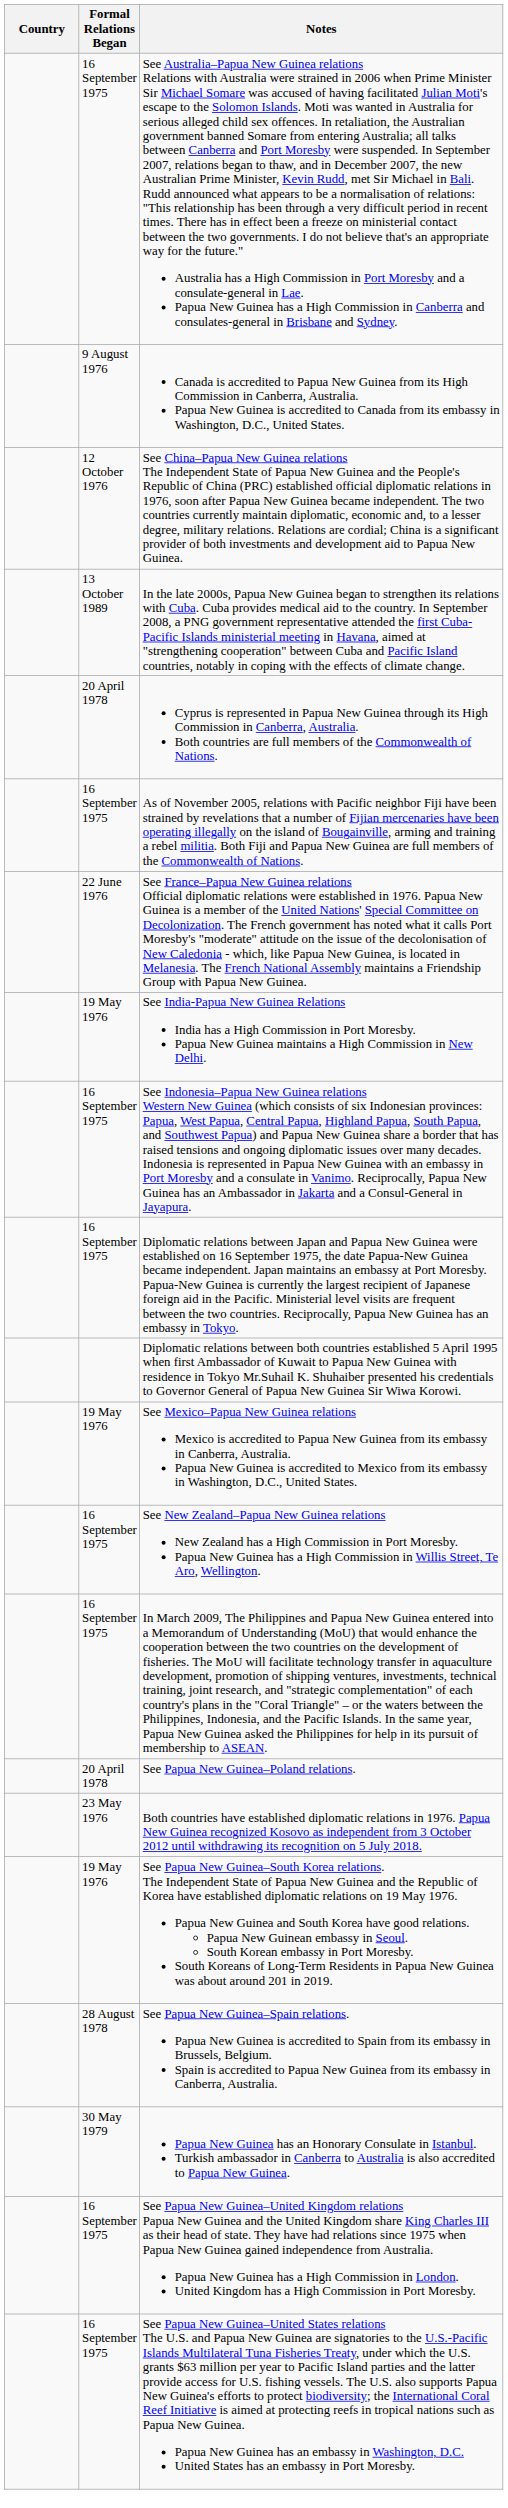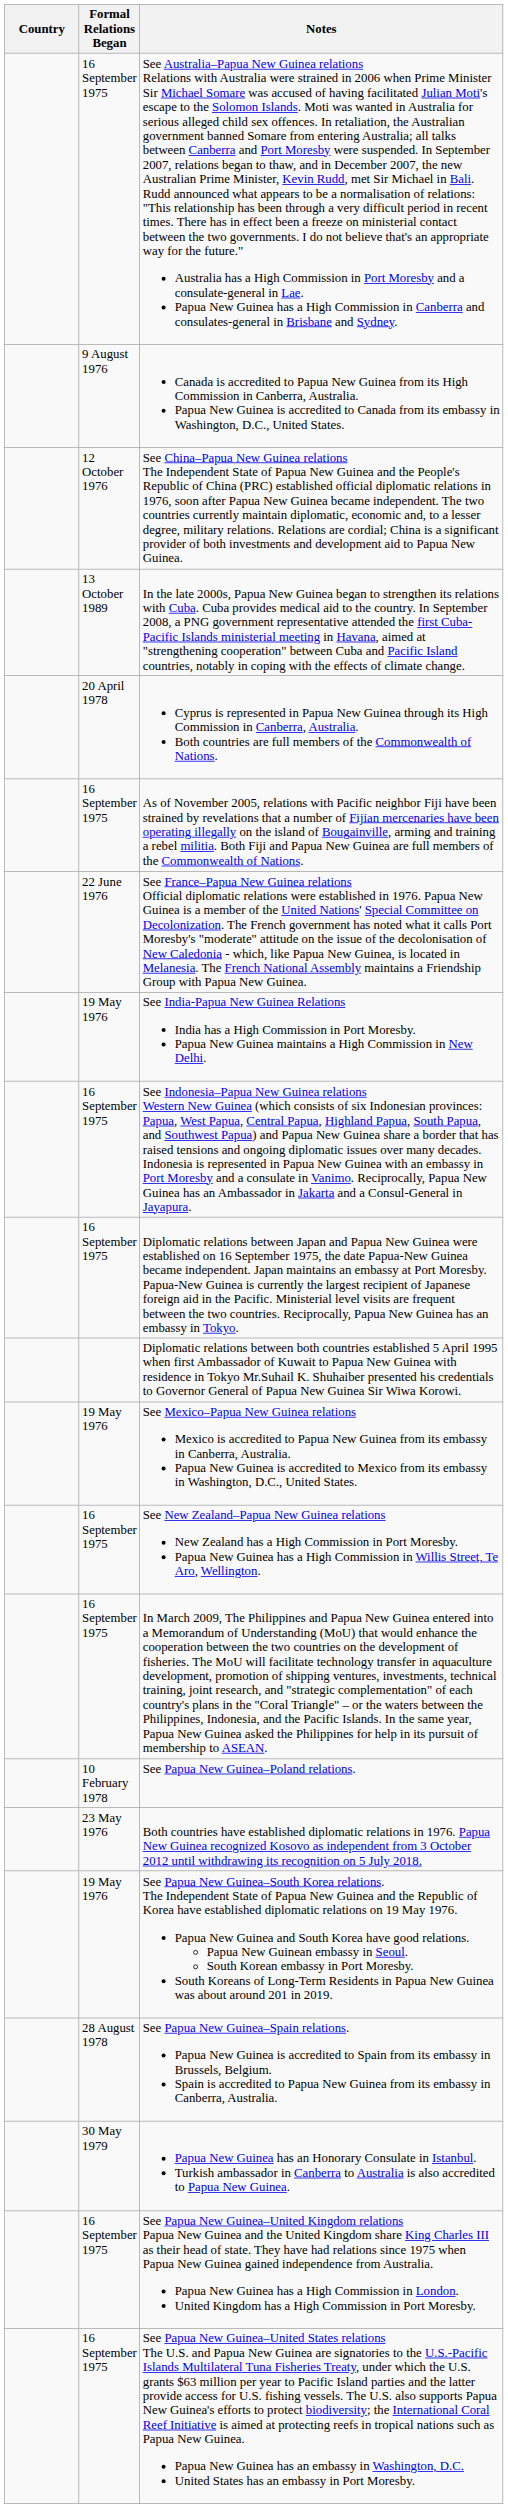(103, 1775) 20 April 1978 -> (105, 1783) 10 February 1978
